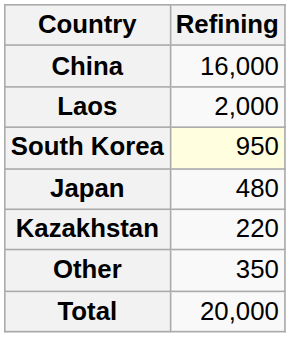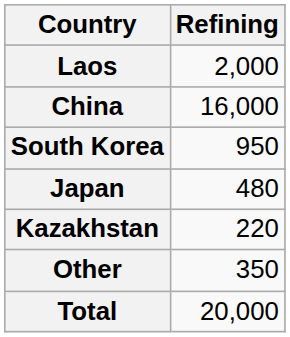rows swapped: (87, 65) <-> (87, 106)
(257, 147) lightyellow background -> (257, 147) no background
